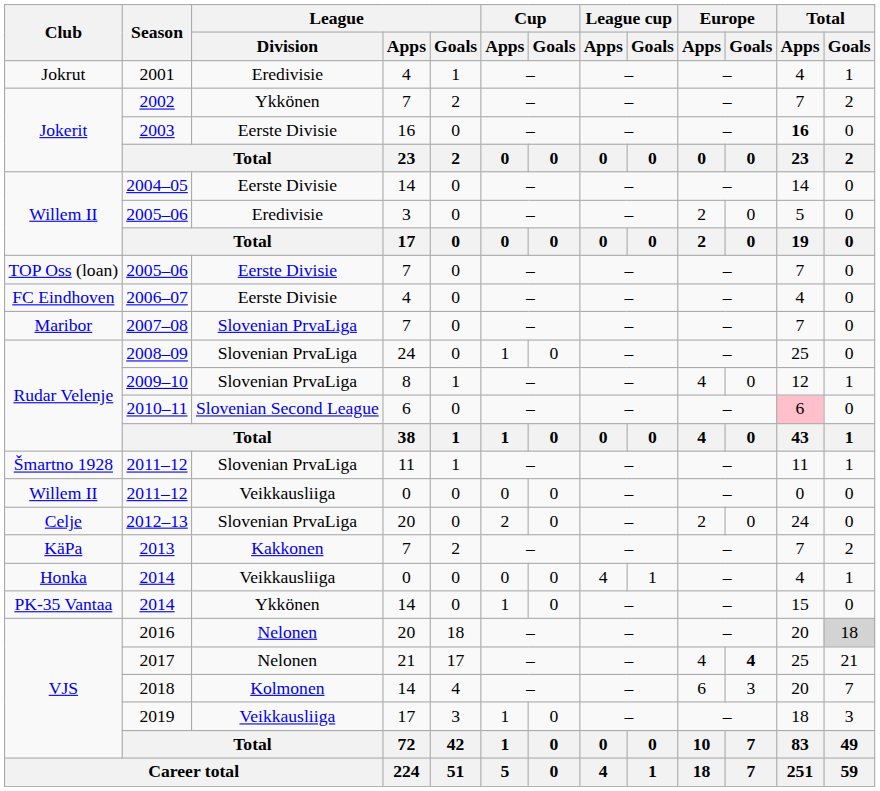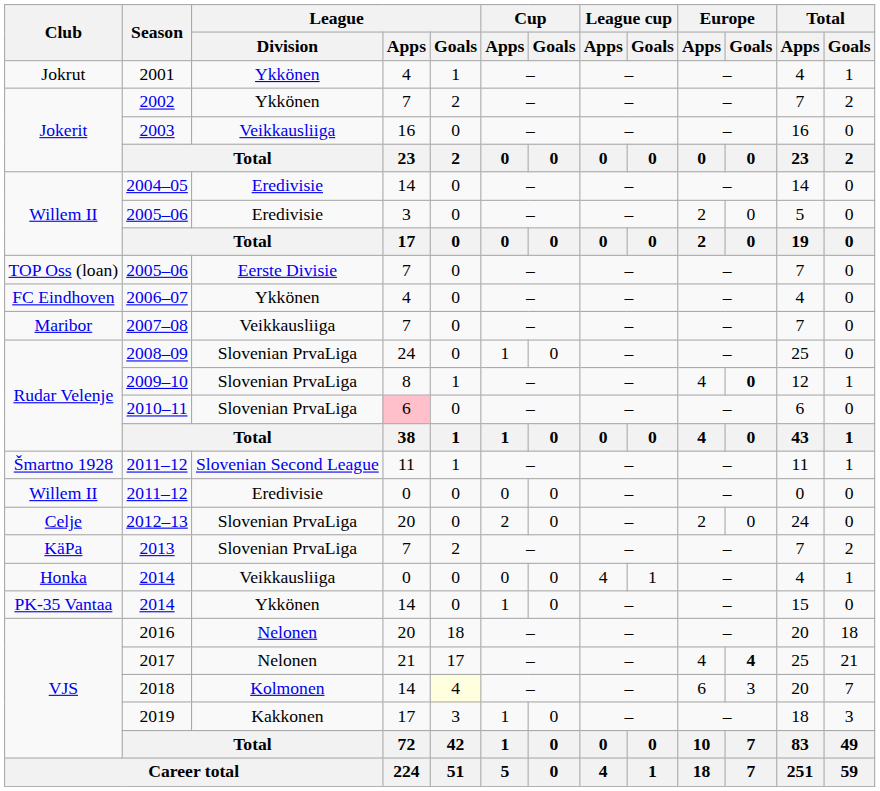(287, 74) Eredivisie -> (287, 74) Ykkönen
(287, 130) Eerste Divisie -> (287, 130) Veikkausliiga
(800, 130) bold -> (800, 130) normal
(287, 185) Eerste Divisie -> (287, 185) Eredivisie
(287, 297) Eerste Divisie -> (287, 297) Ykkönen
(287, 325) Slovenian PrvaLiga -> (287, 325) Veikkausliiga
(751, 381) normal -> (751, 381) bold
(287, 409) Slovenian Second League -> (287, 409) Slovenian PrvaLiga
(406, 409) no background -> (406, 409) pink background
(800, 409) pink background -> (800, 409) no background
(287, 465) Slovenian PrvaLiga -> (287, 465) Slovenian Second League
(287, 492) Veikkausliiga -> (287, 492) Eredivisie
(287, 548) Kakkonen -> (287, 548) Slovenian PrvaLiga
(849, 632) lightgrey background -> (849, 632) no background
(456, 688) no background -> (456, 688) lightyellow background
(287, 716) Veikkausliiga -> (287, 716) Kakkonen
